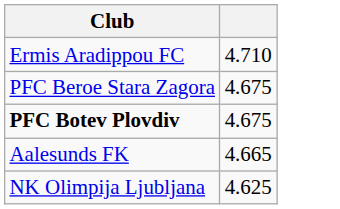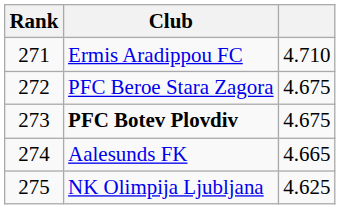+ column: (34, 21)
